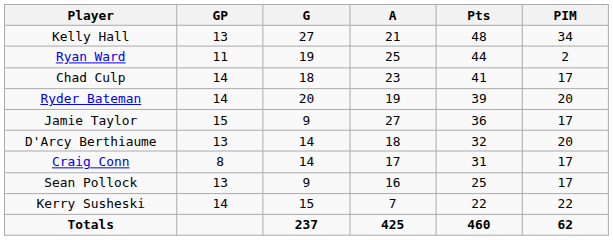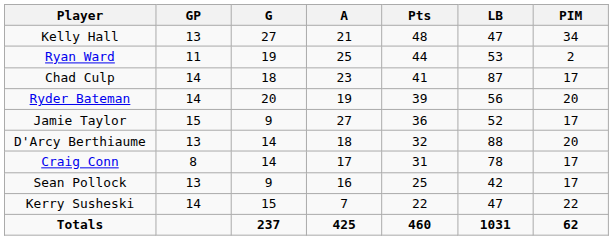+ column: (495, 15)
